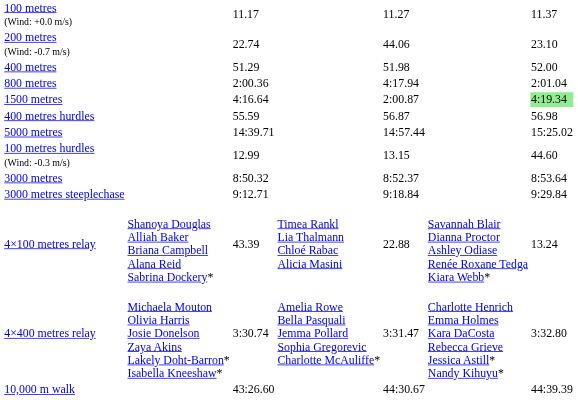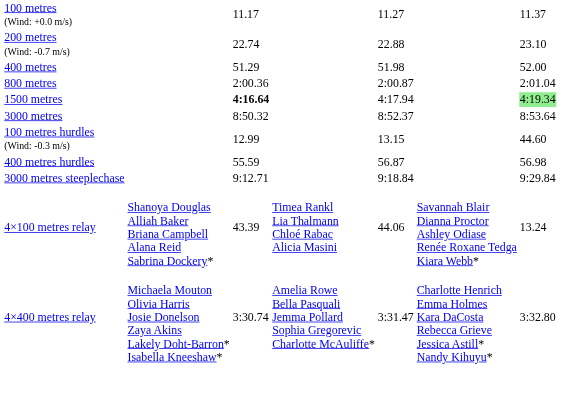(396, 44) 44.06 -> (391, 44) 22.88
(401, 83) 4:17.94 -> (396, 83) 2:00.87
(251, 99) normal -> (251, 99) bold
(401, 99) 2:00.87 -> (396, 99) 4:17.94
rows swapped: (33, 178) <-> (49, 116)
- row: (33, 132)
(396, 244) 22.88 -> (391, 227) 44.06
- row: (40, 389)
